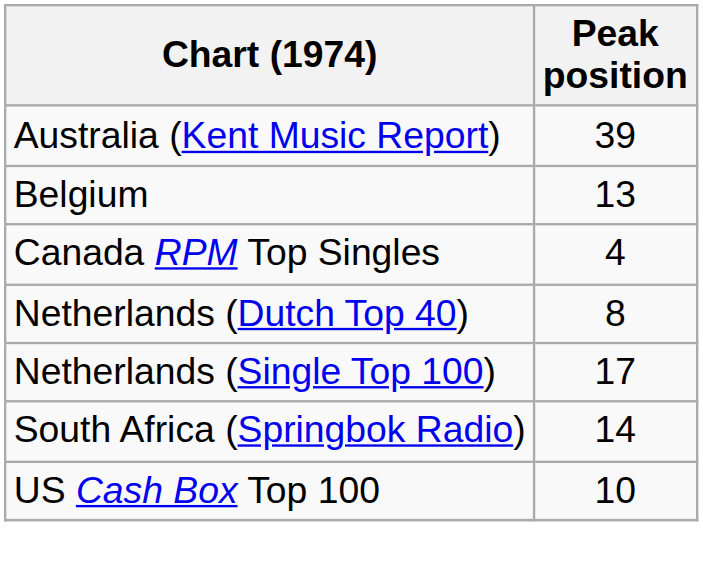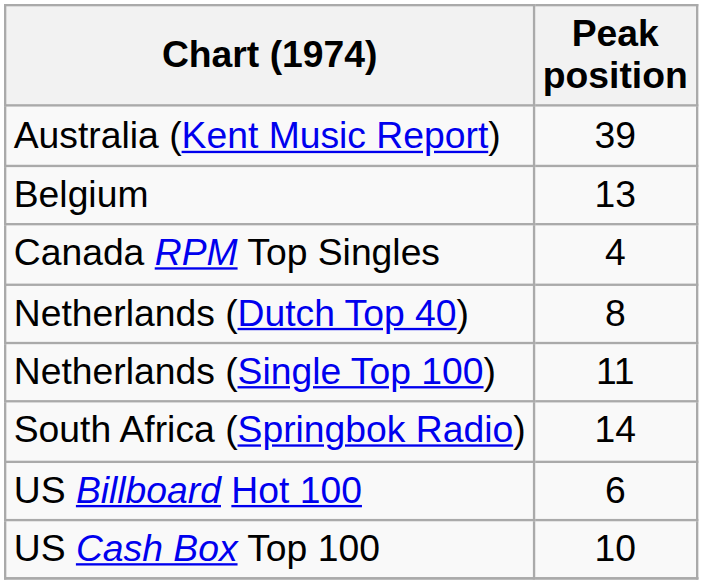(615, 371) 17 -> (615, 371) 11
+ row: (188, 489)
